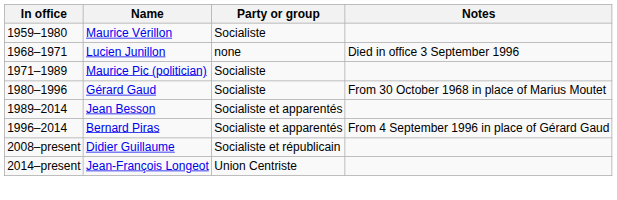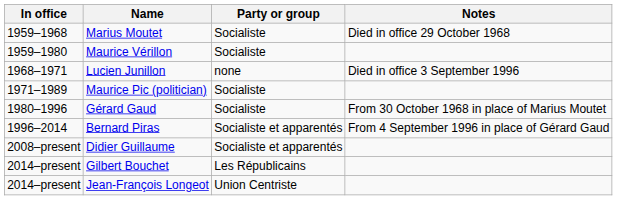+ row: (124, 33)
- row: (121, 109)
(277, 147) Socialiste et républicain -> (278, 147) Socialiste et apparentés
+ row: (127, 166)
